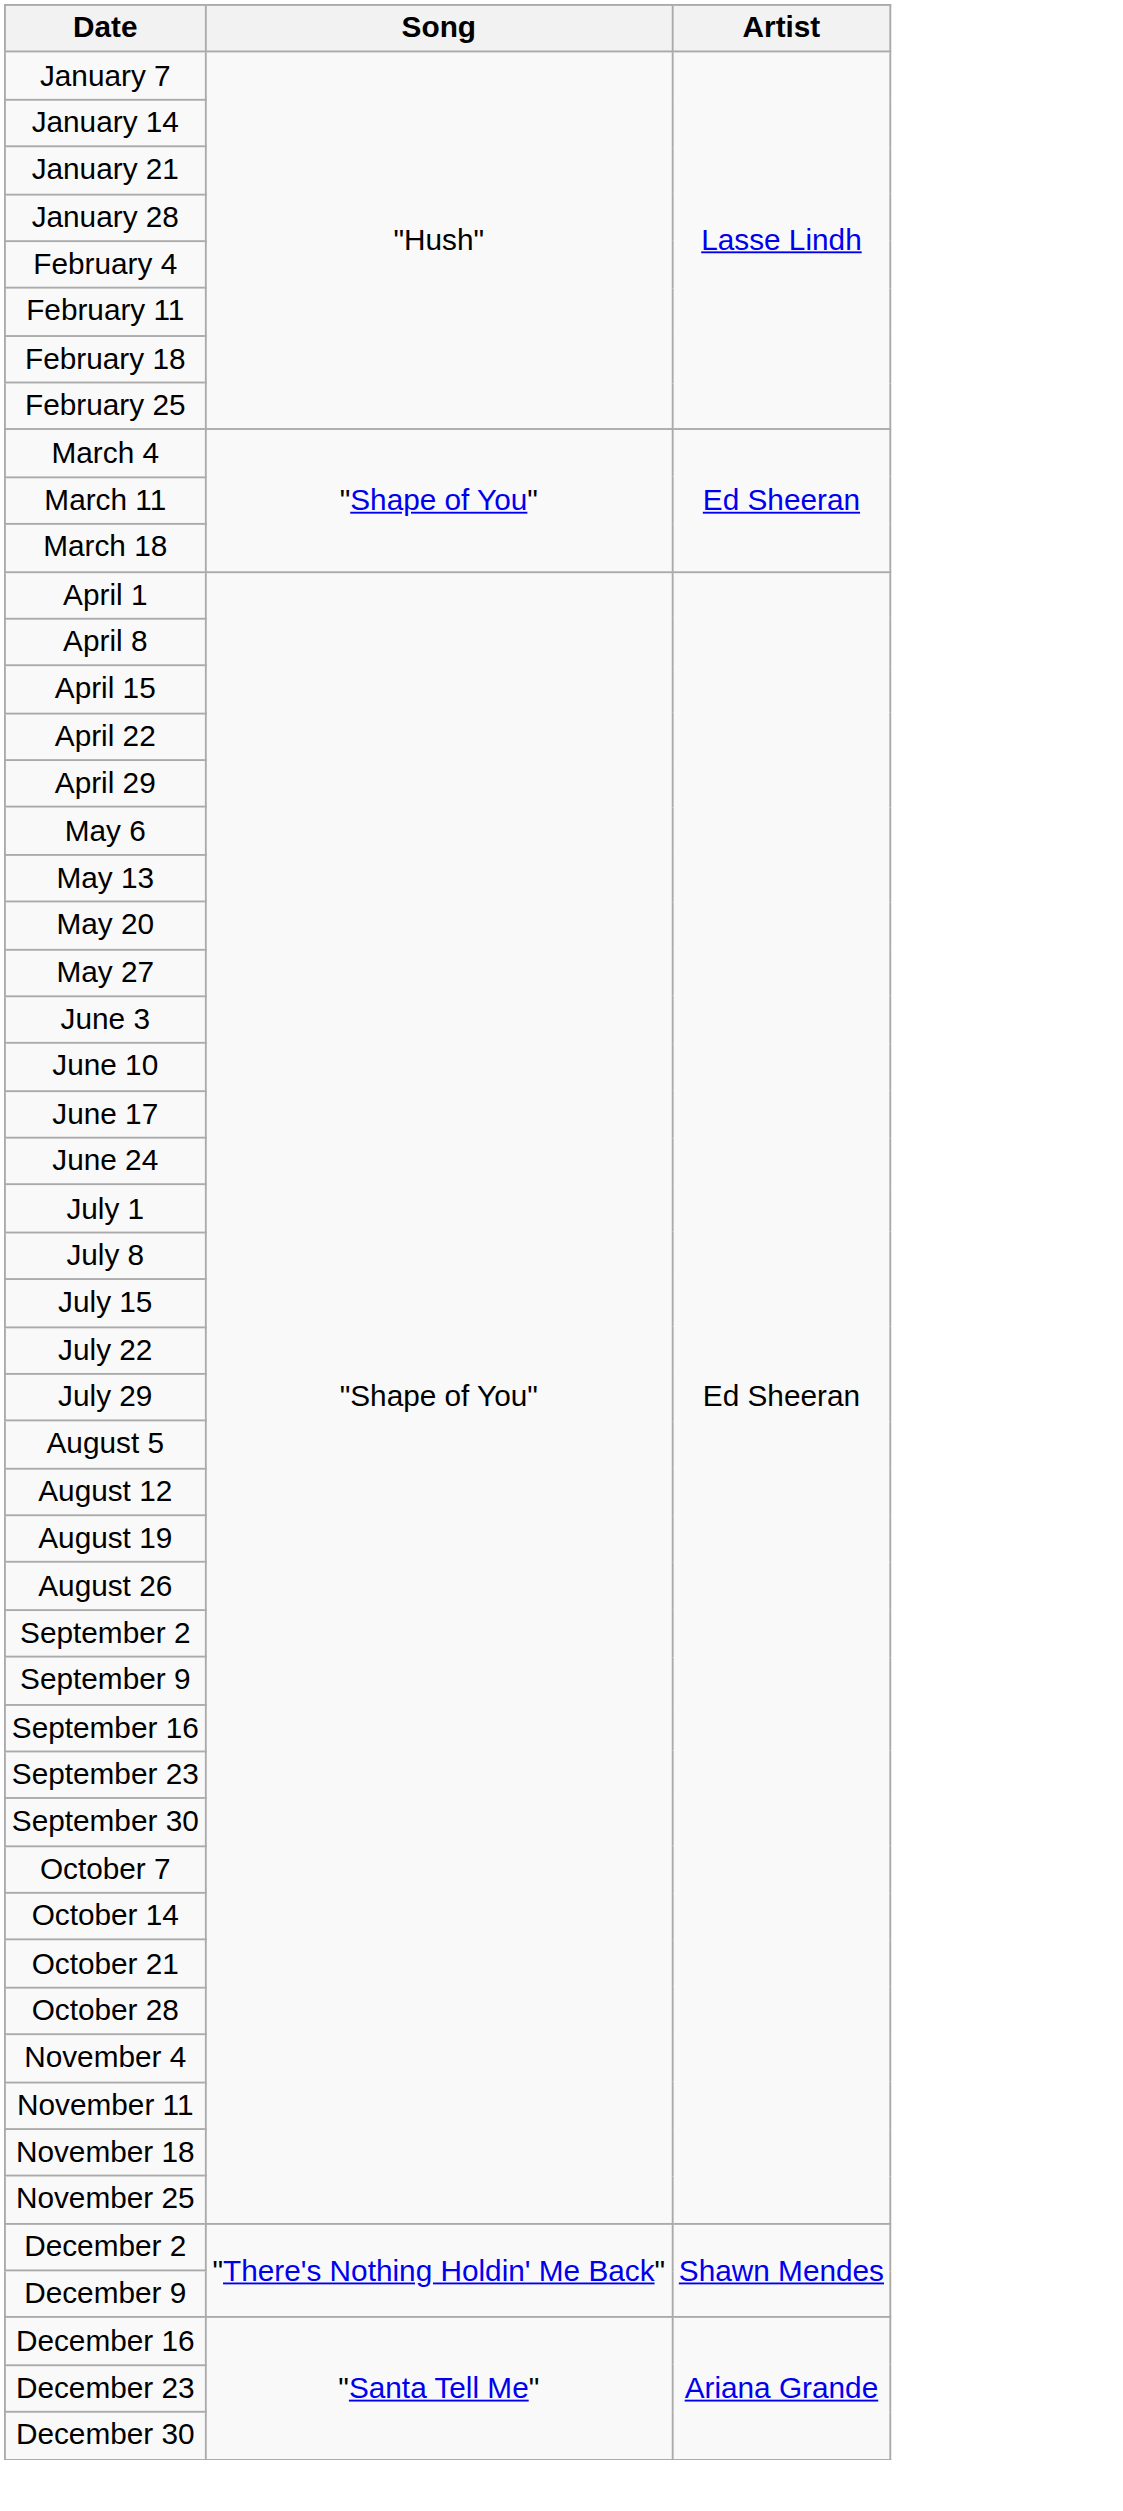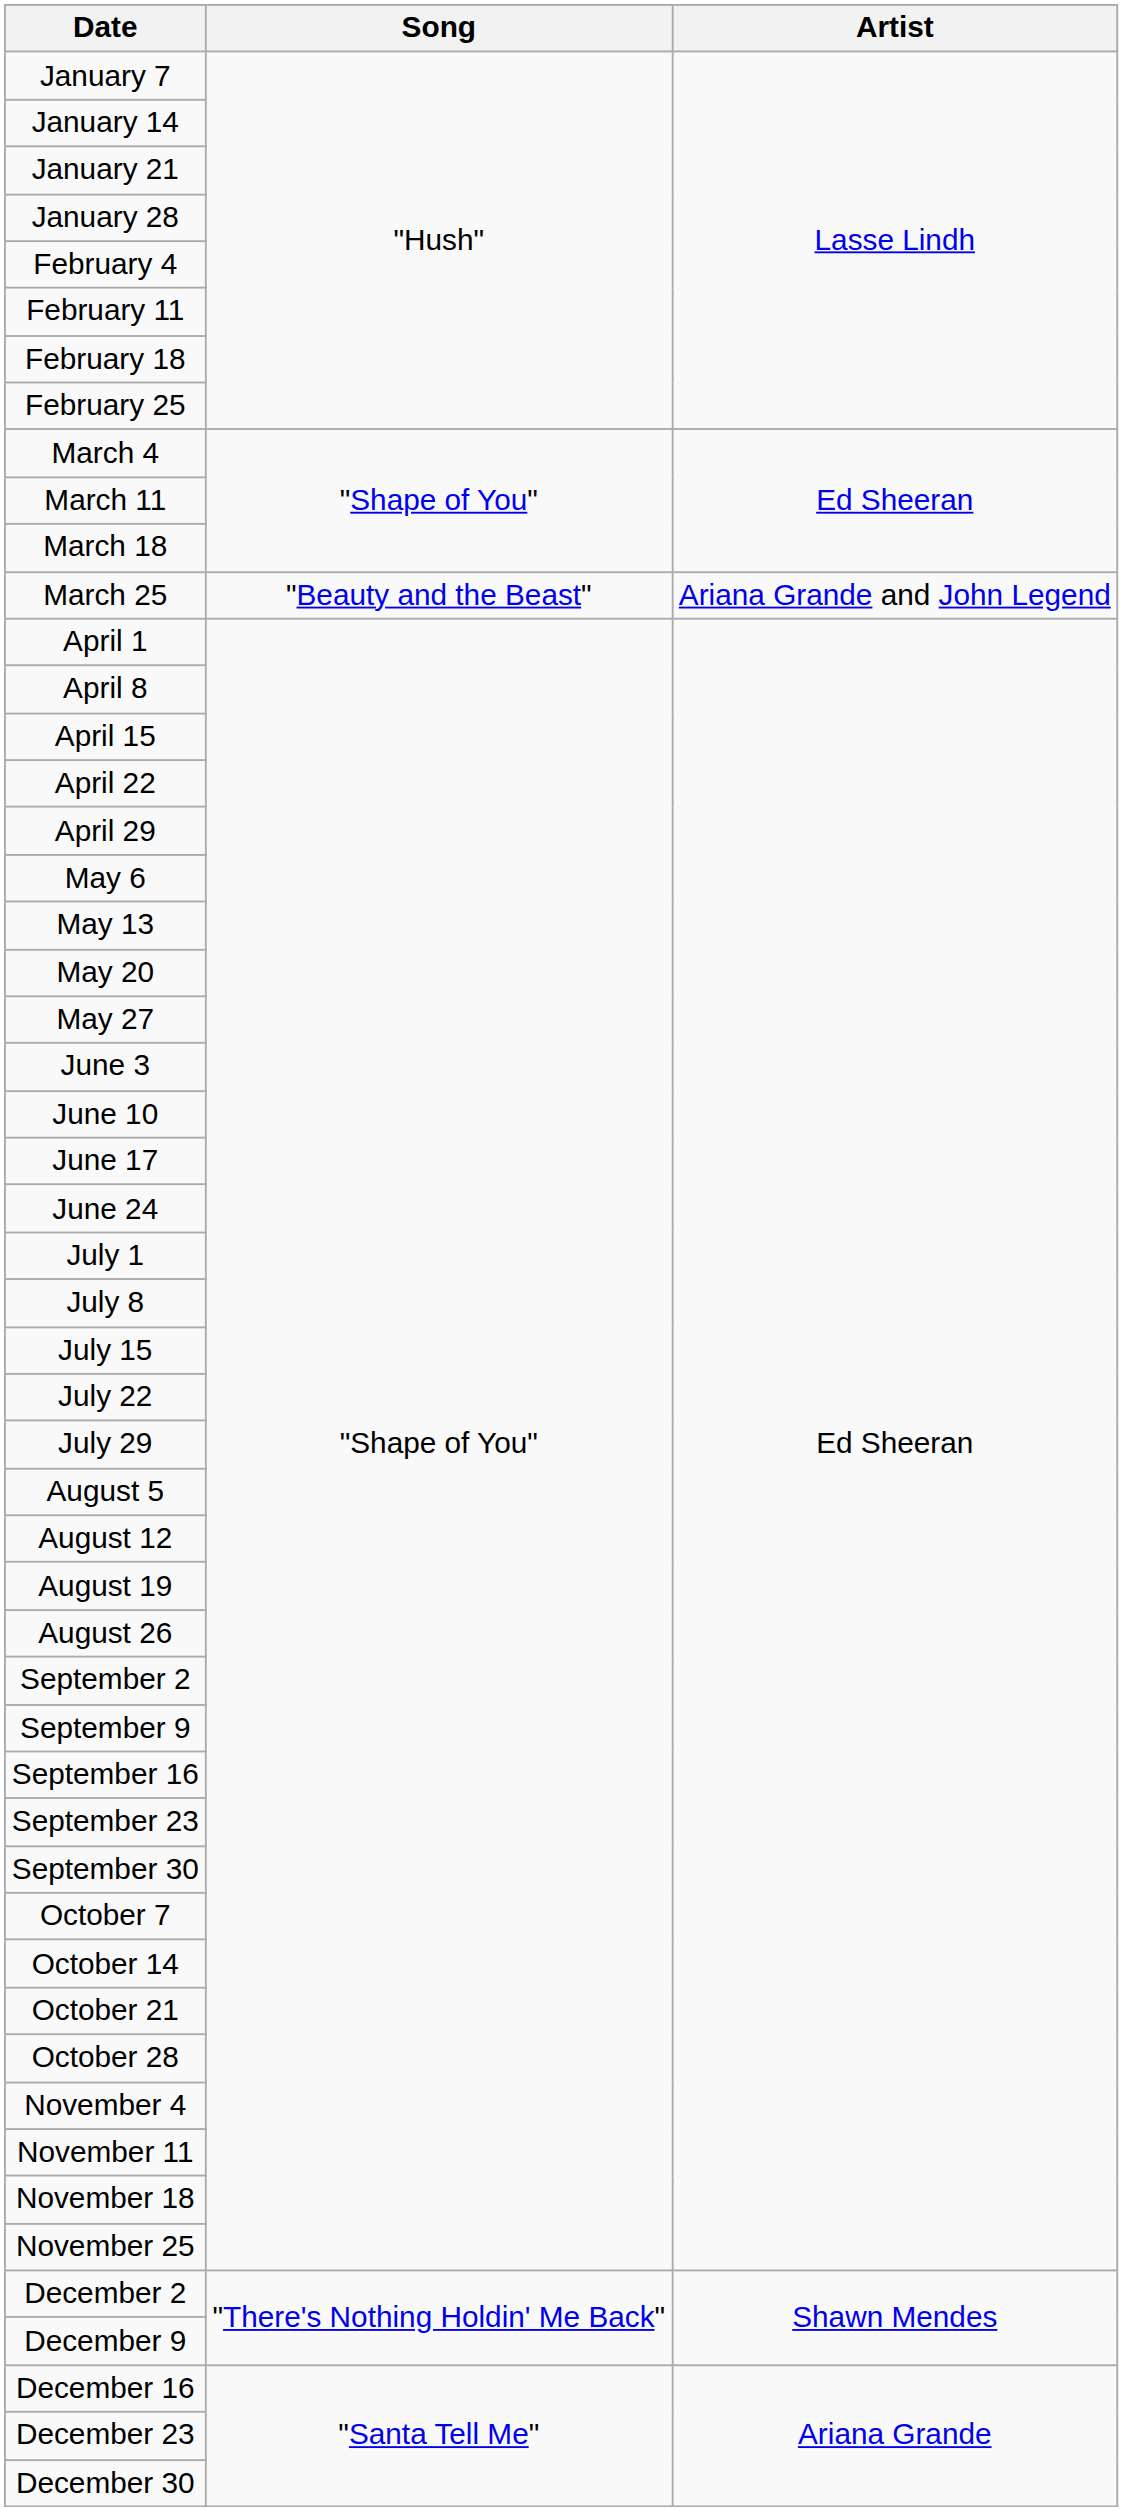+ row: (105, 594)
